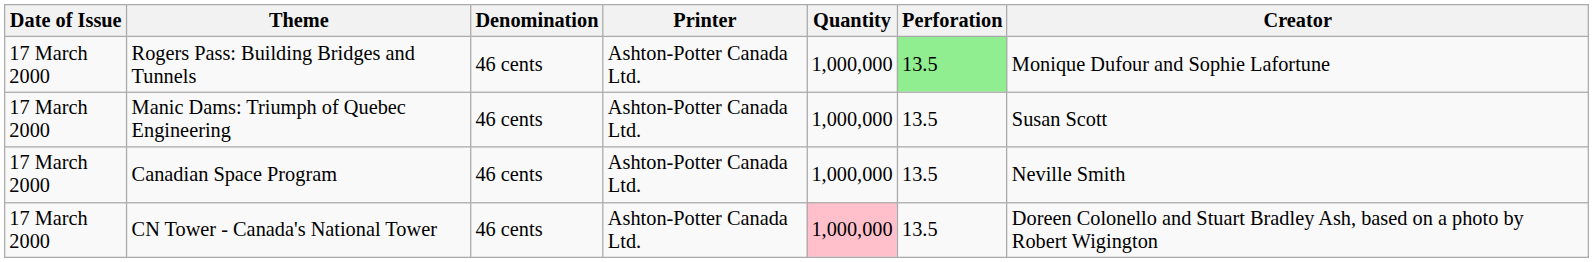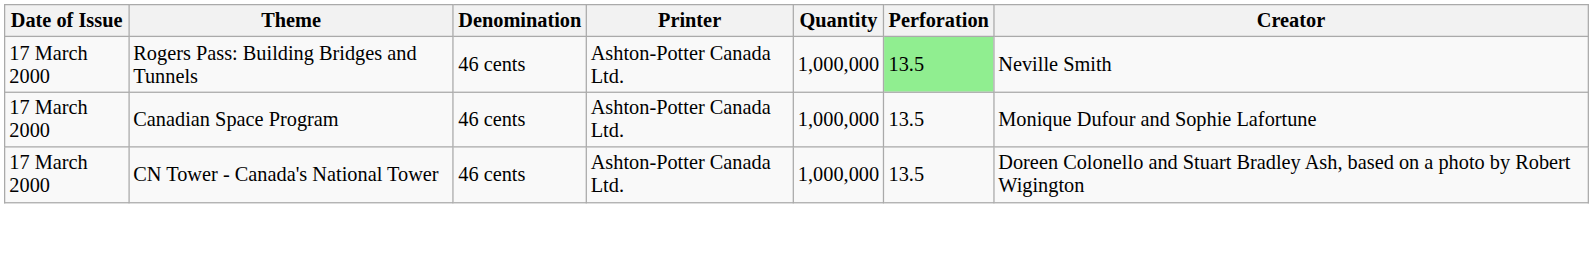(1171, 64) Monique Dufour and Sophie Lafortune -> (1055, 64) Neville Smith
- row: (269, 119)
(1069, 174) Neville Smith -> (1157, 119) Monique Dufour and Sophie Lafortune
(852, 229) pink background -> (838, 174) no background
